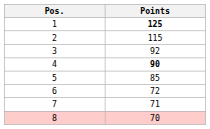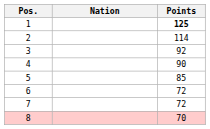+ column: (105, 11)
(155, 38) 115 -> (181, 38) 114
(155, 64) bold -> (181, 64) normal
(155, 104) 71 -> (181, 104) 72
